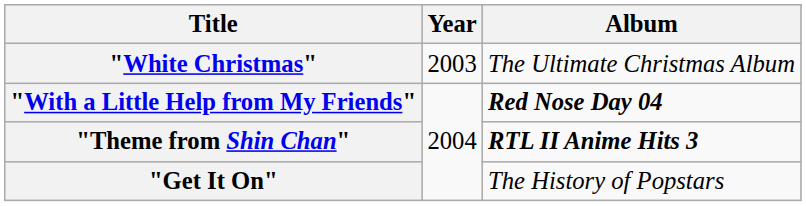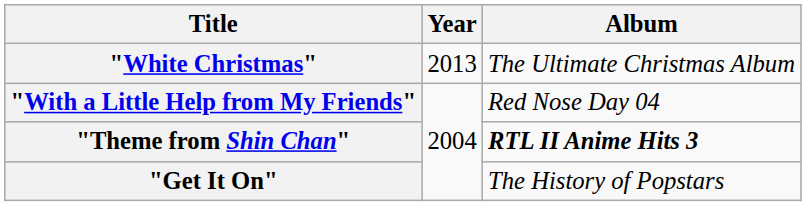(452, 63) 2003 -> (452, 63) 2013
(575, 102) bold -> (574, 102) normal
